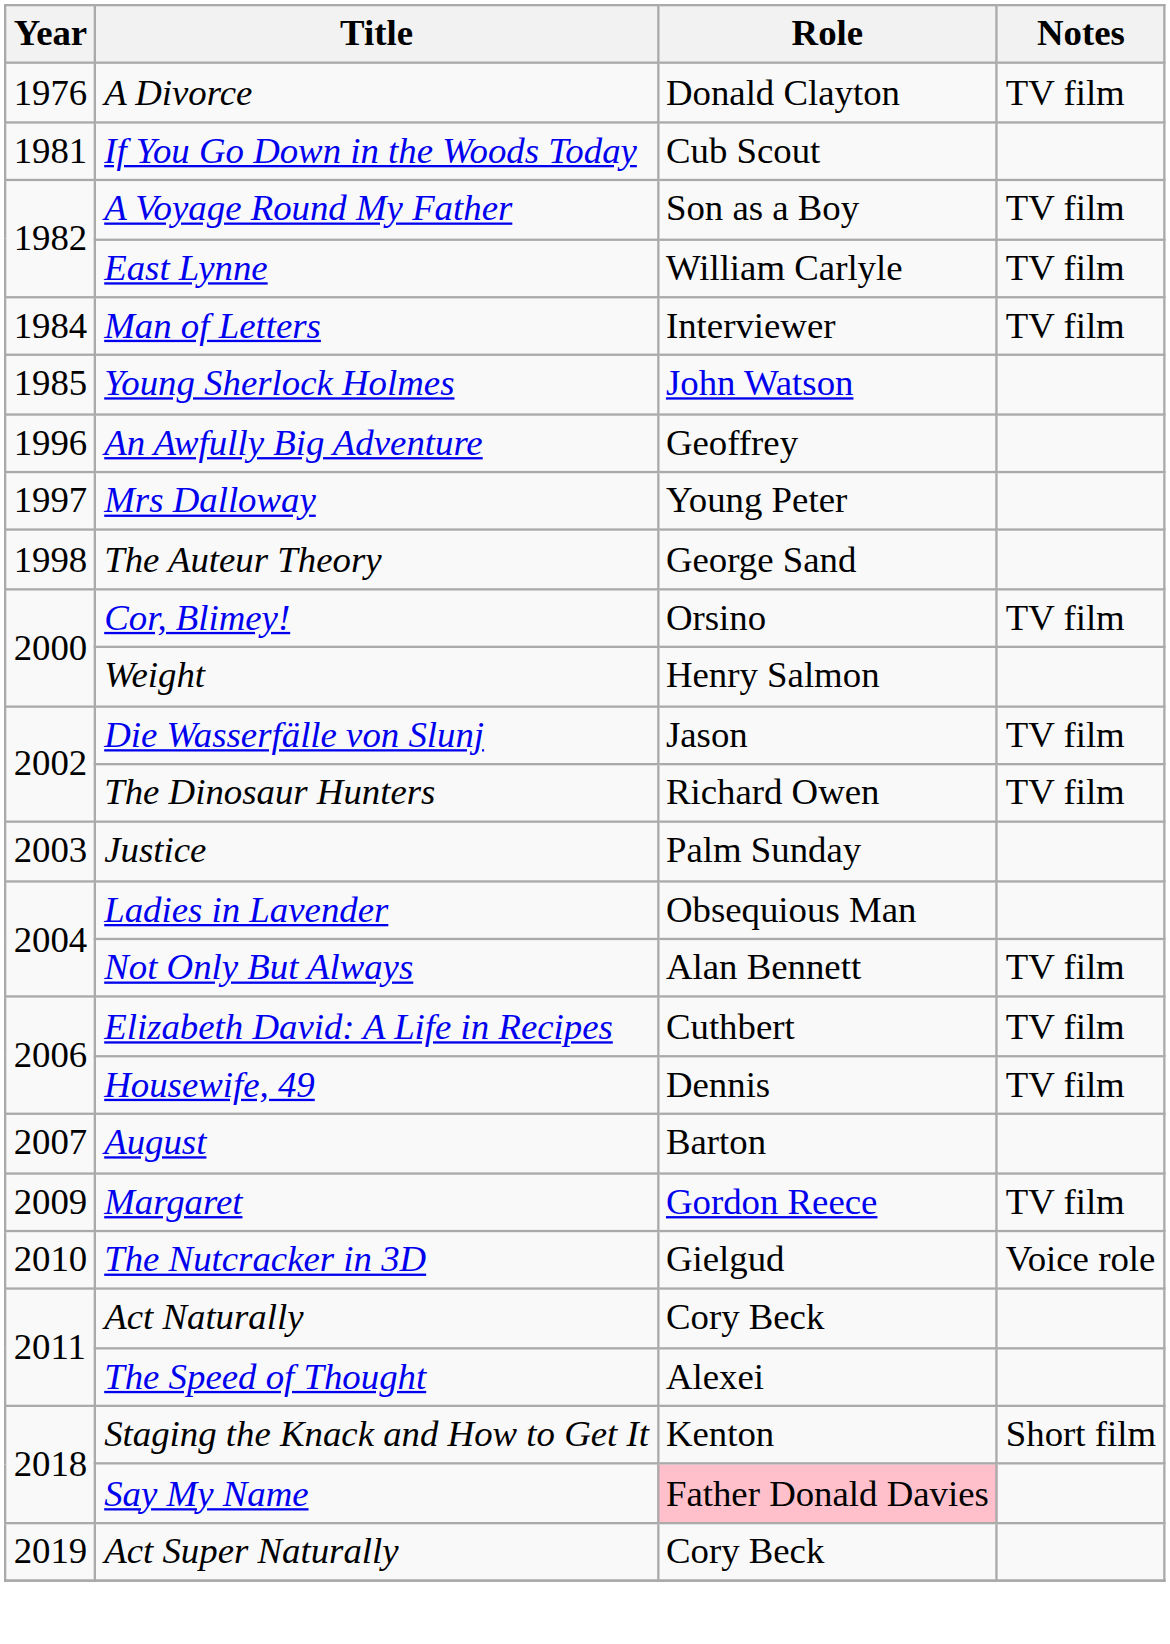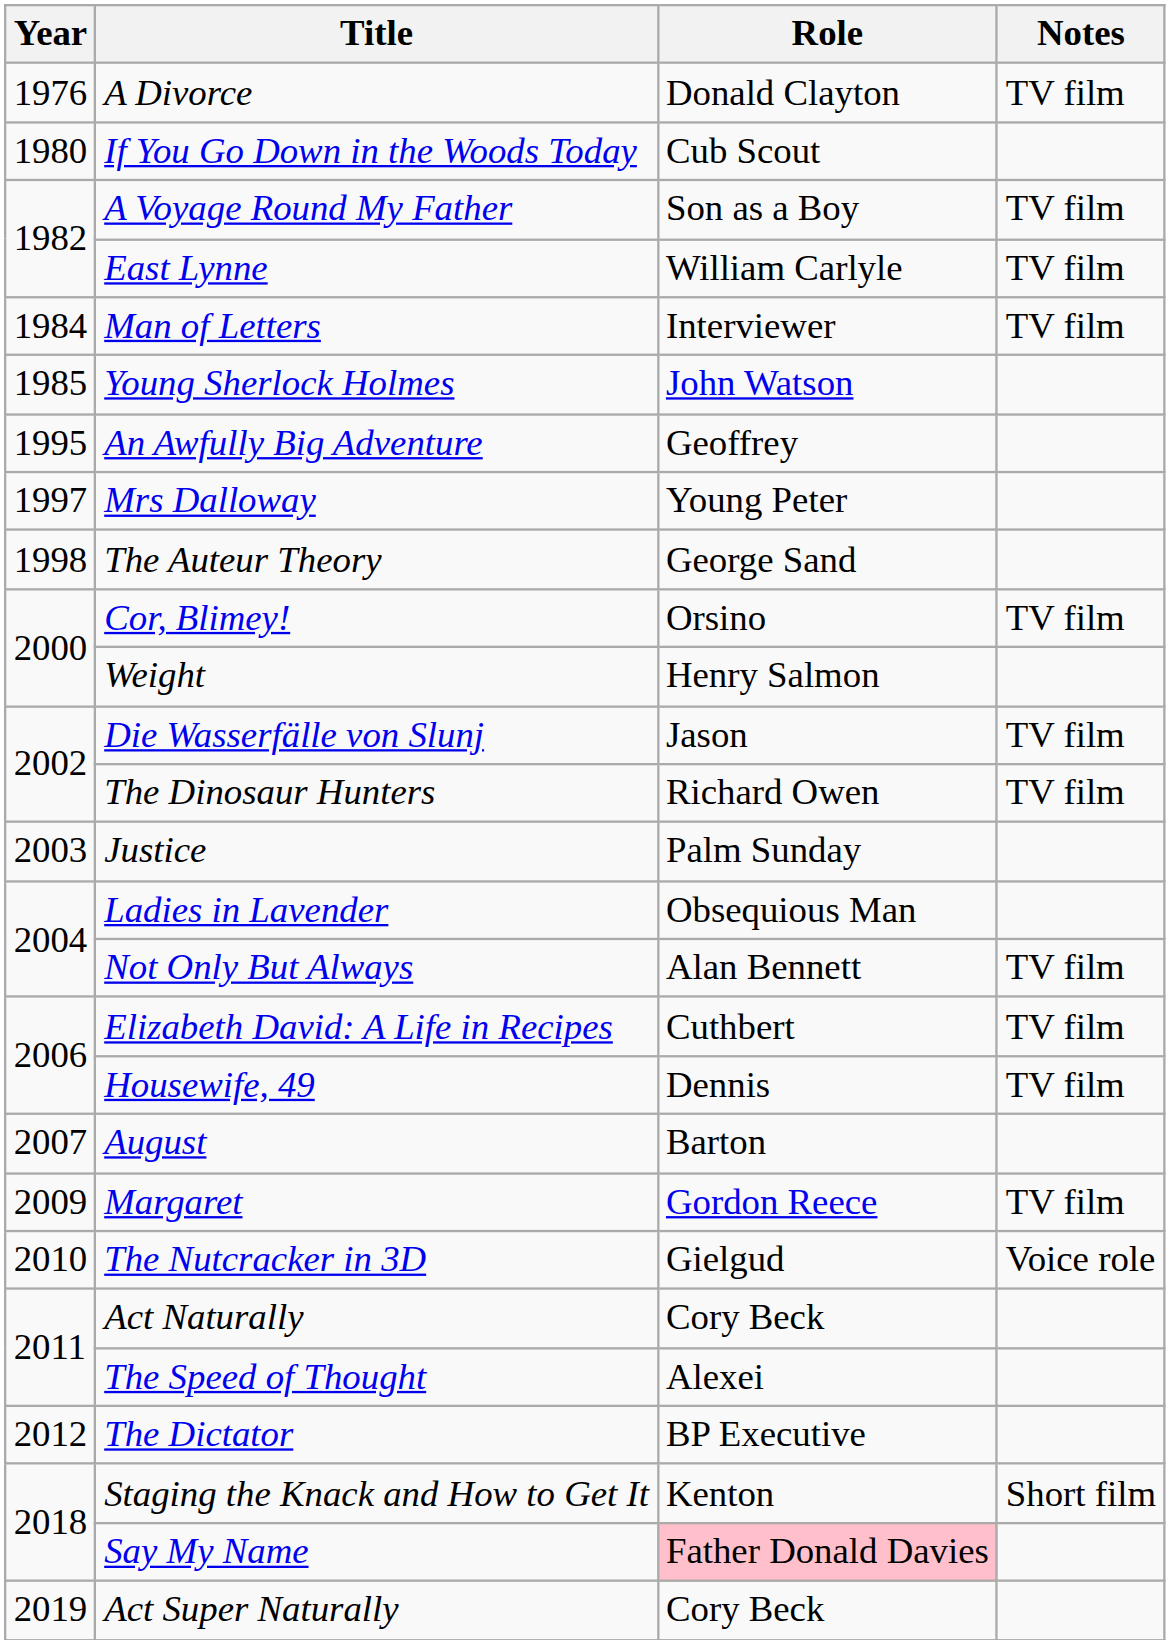(50, 150) 1981 -> (50, 150) 1980
(50, 442) 1996 -> (50, 442) 1995
+ row: (199, 1434)
